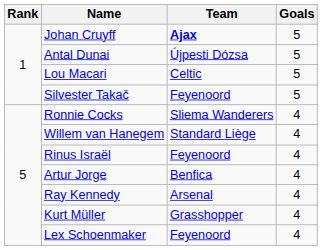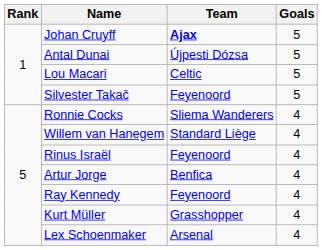(191, 194) Arsenal -> (200, 194) Feyenoord
(200, 235) Feyenoord -> (191, 235) Arsenal
